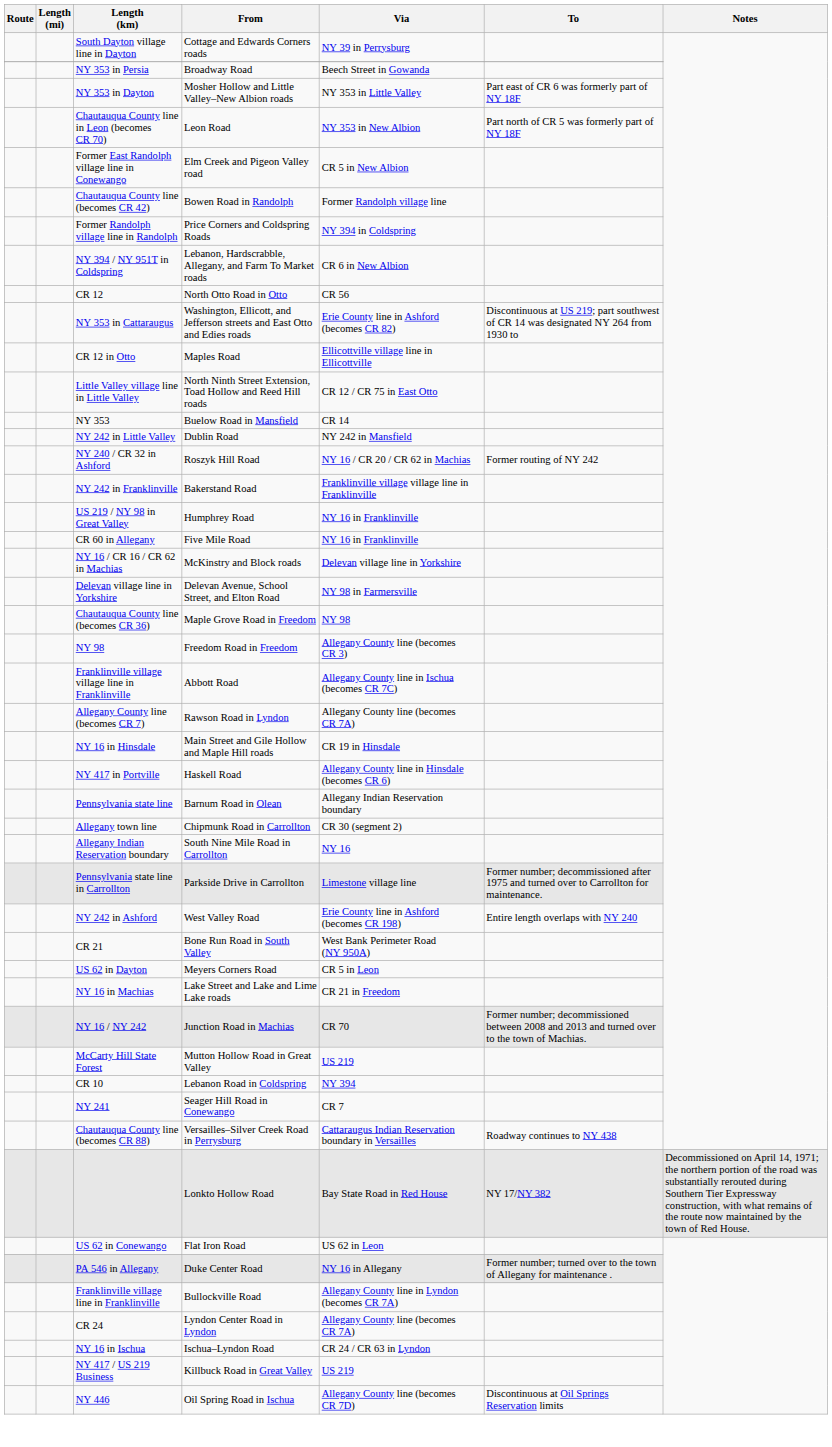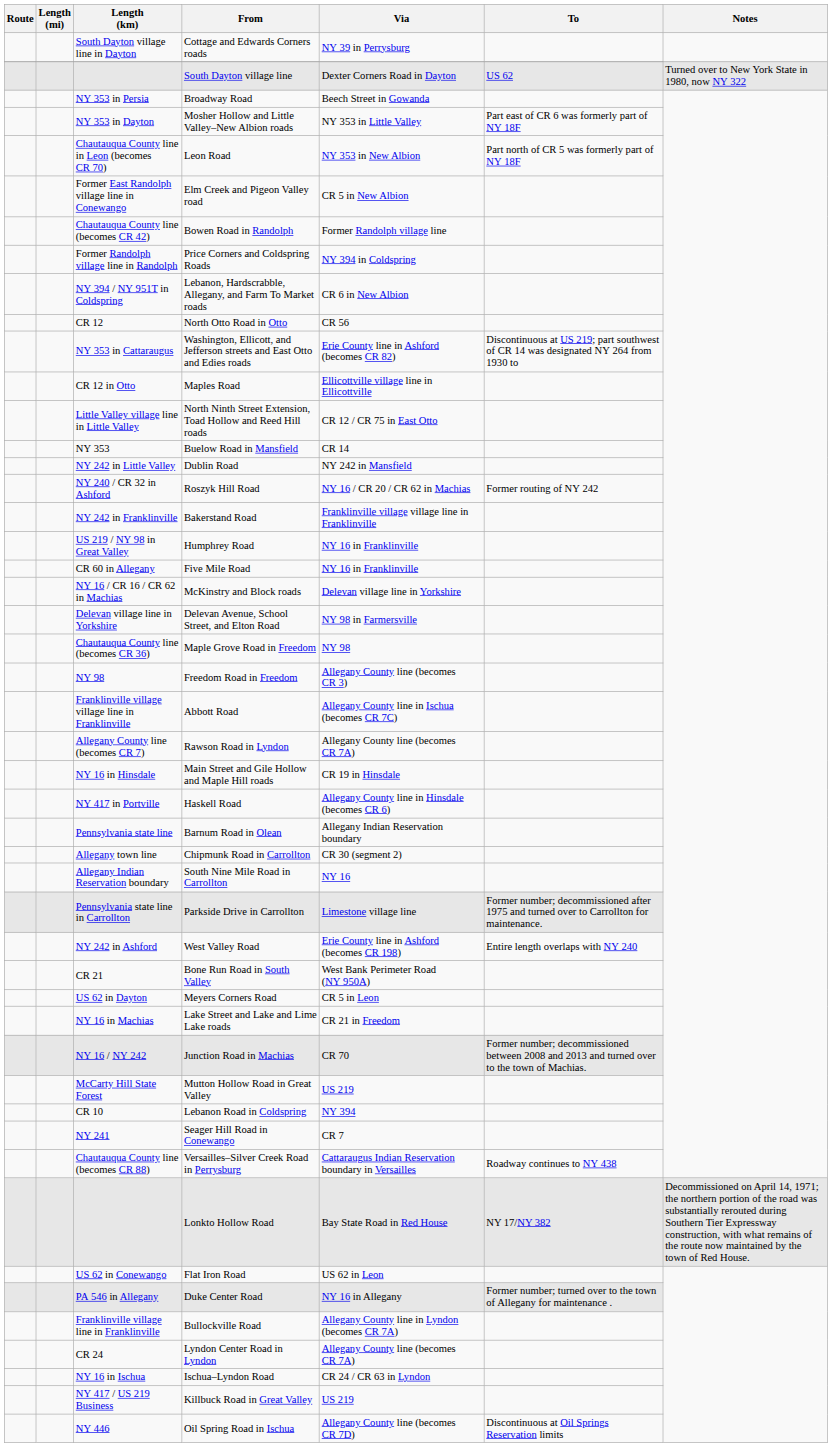+ row: (238, 76)
